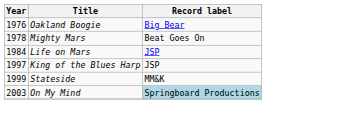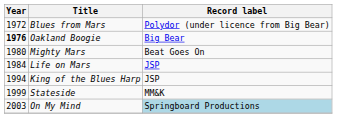+ row: (68, 25)
(16, 25) normal -> (16, 38) bold
(16, 38) 1978 -> (16, 52) 1980
(16, 65) 1997 -> (16, 79) 1994
